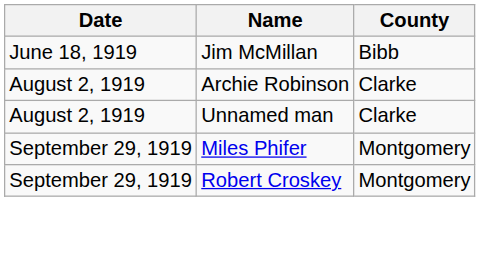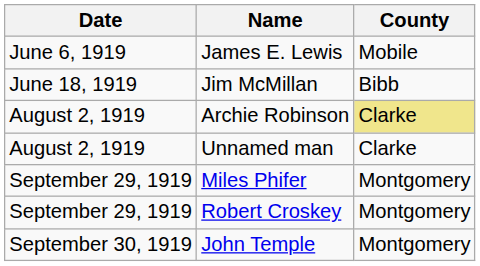+ row: (272, 52)
(388, 84) no background -> (388, 116) khaki background
+ row: (258, 244)
